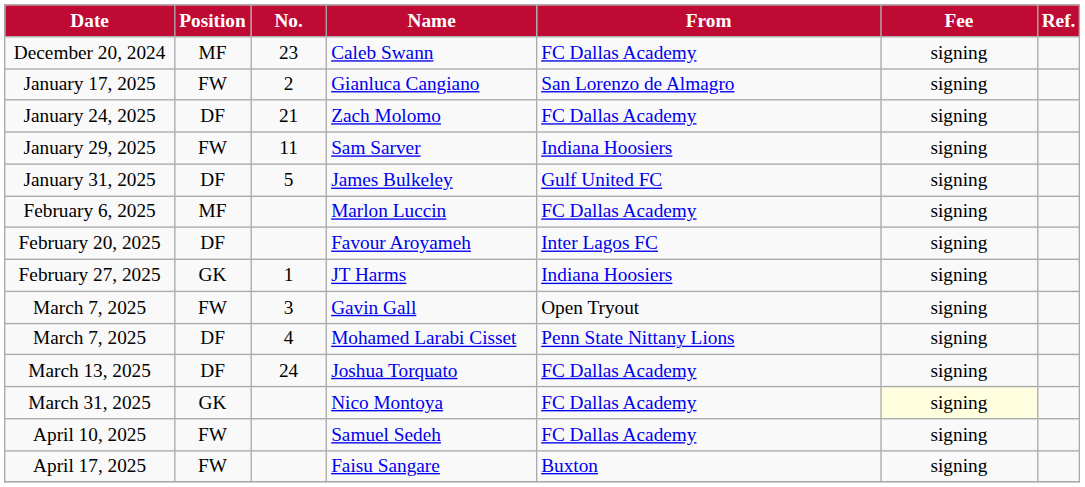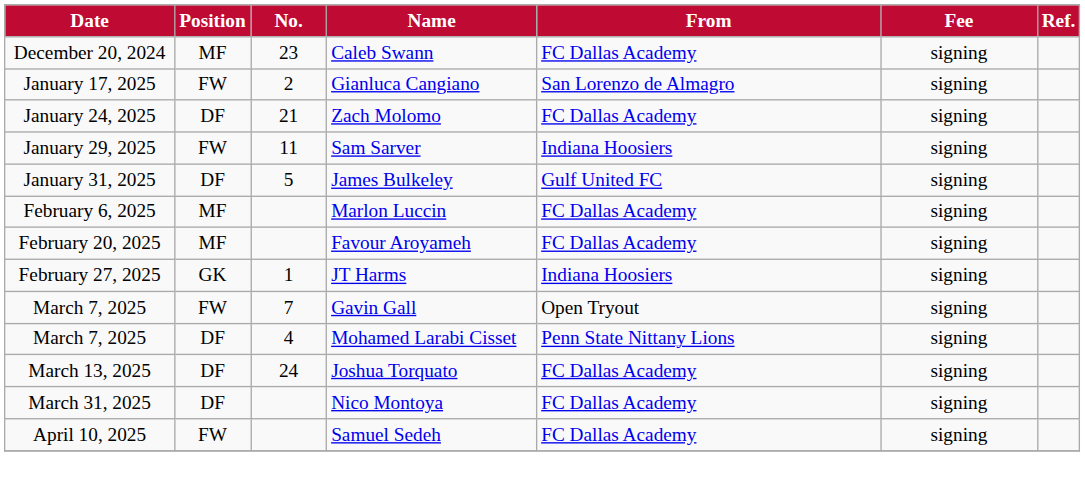(213, 243) DF -> (213, 243) MF
(600, 243) Inter Lagos FC -> (619, 243) FC Dallas Academy
(289, 307) 3 -> (289, 307) 7
(213, 402) GK -> (213, 402) DF
(959, 402) lightyellow background -> (959, 402) no background
- row: (385, 466)
